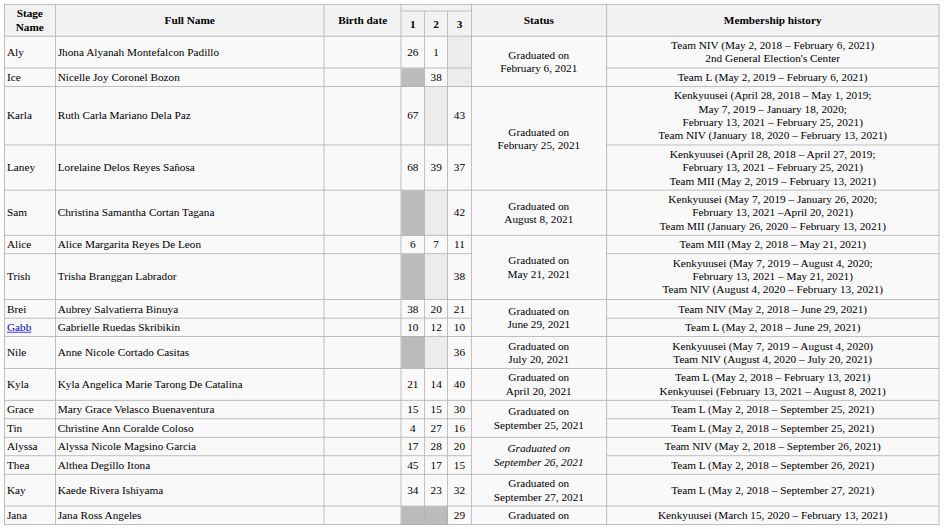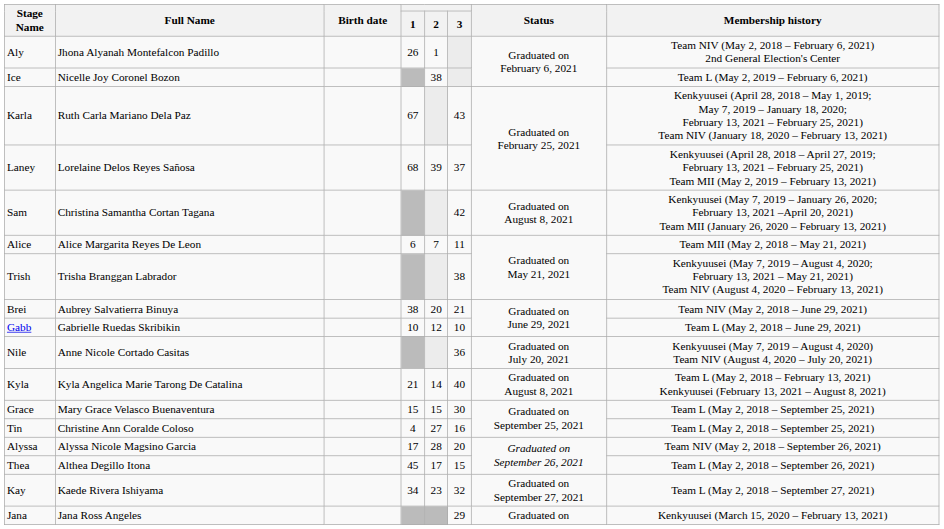(539, 384) Graduated on April 20, 2021 -> (539, 384) Graduated on August 8, 2021
